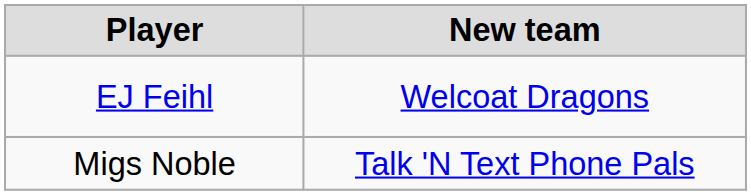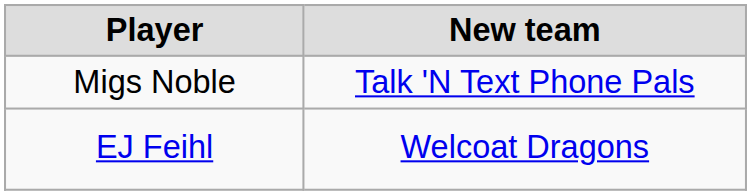rows swapped: (155, 96) <-> (155, 162)
